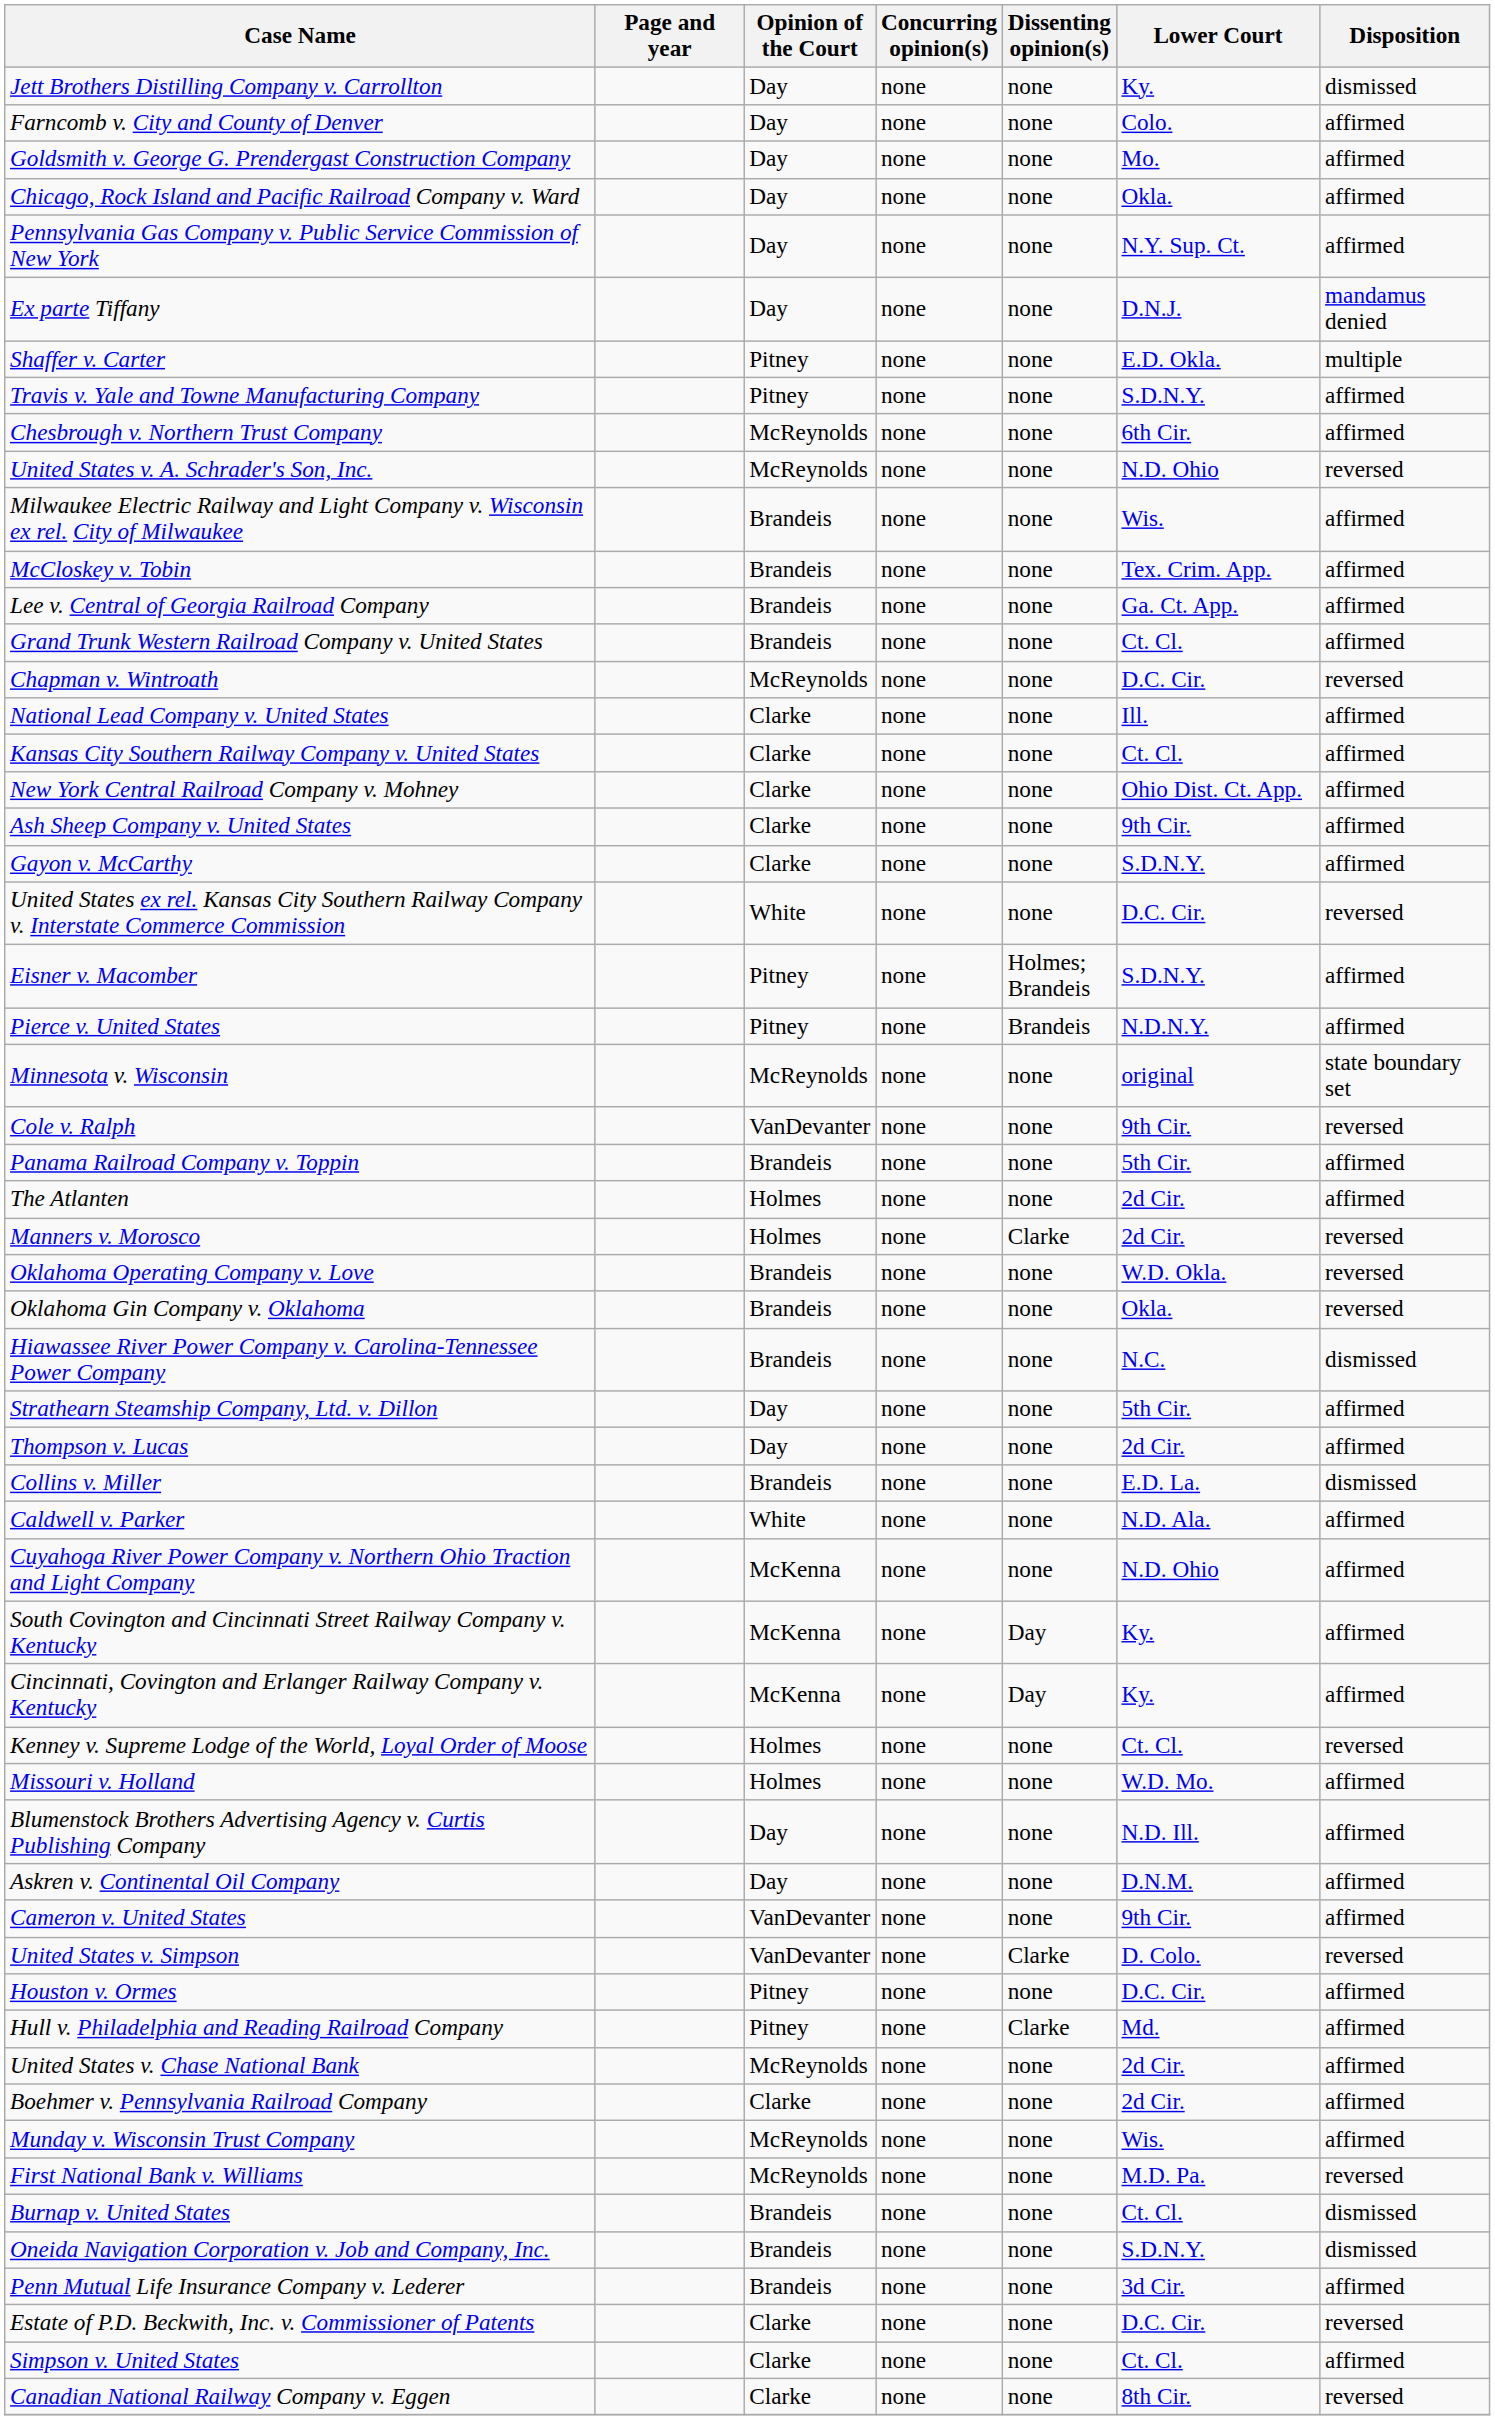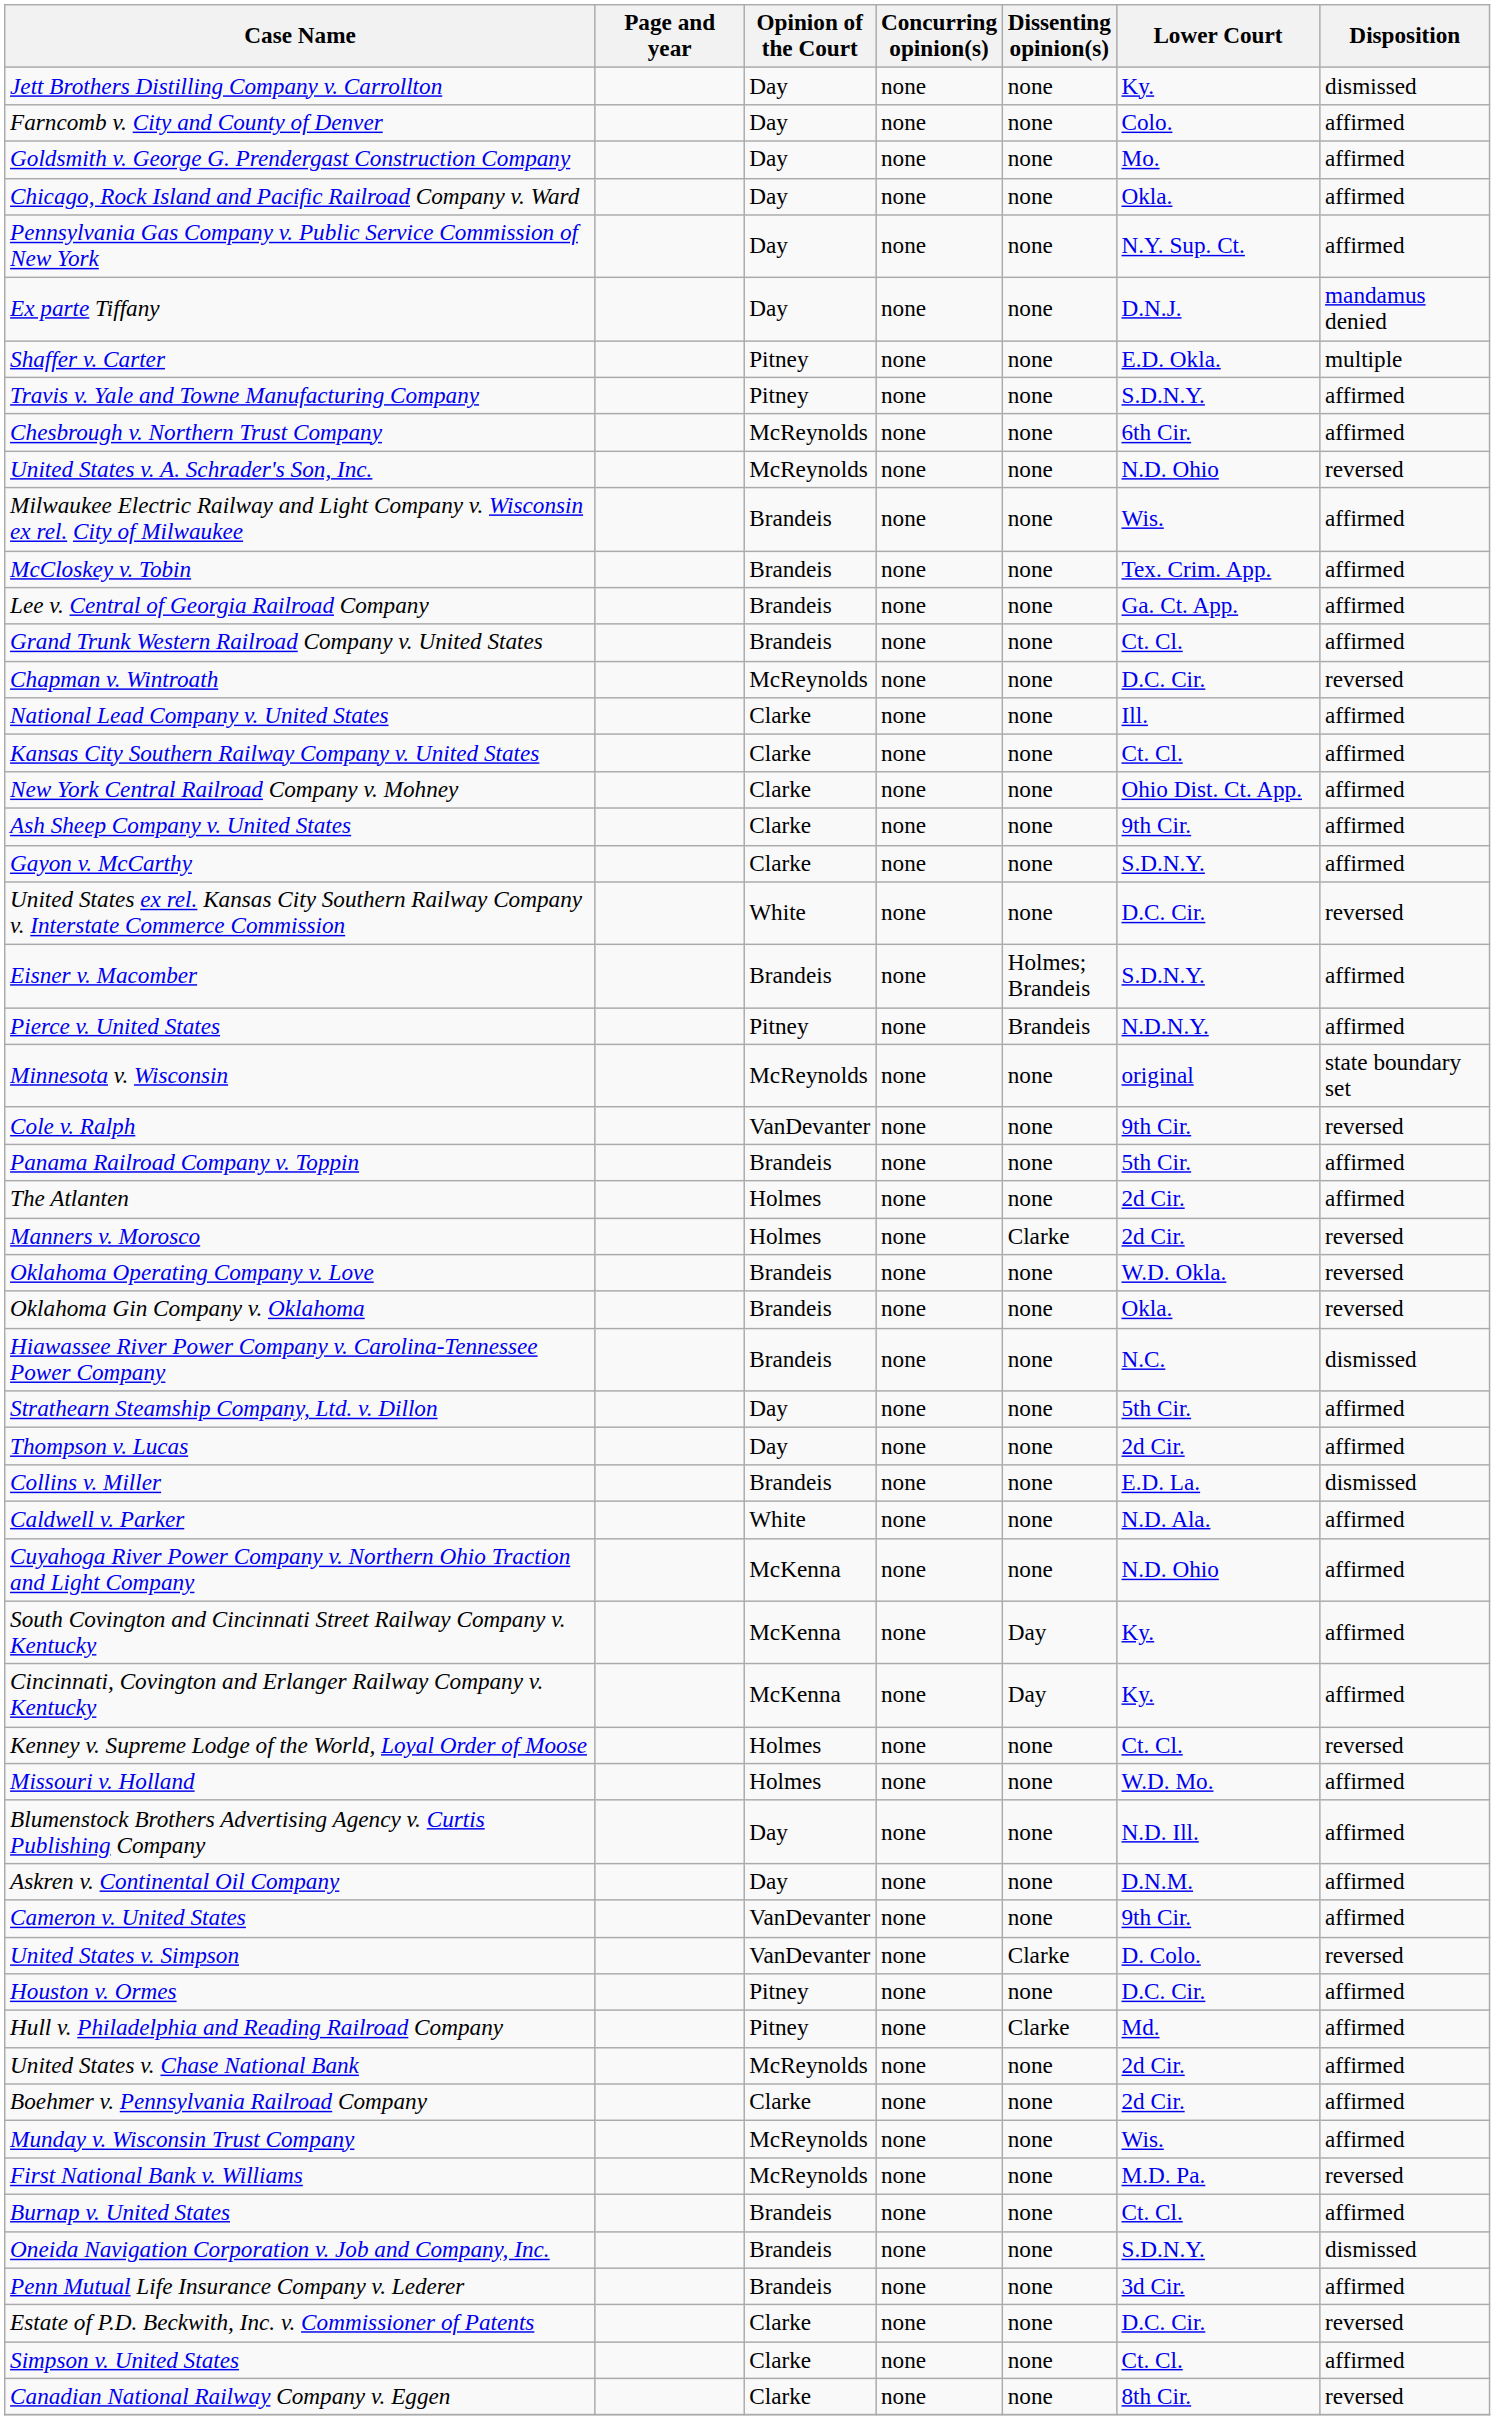(779, 975) Pitney -> (790, 975) Brandeis
(1371, 2212) dismissed -> (1365, 2212) affirmed
